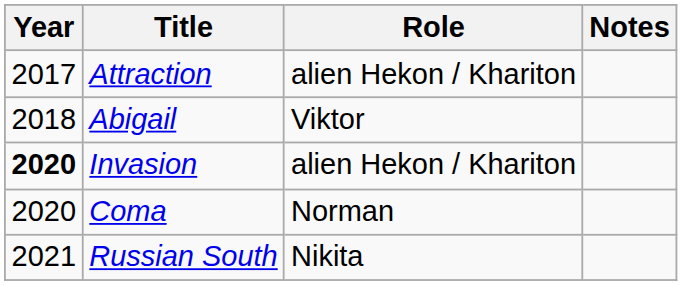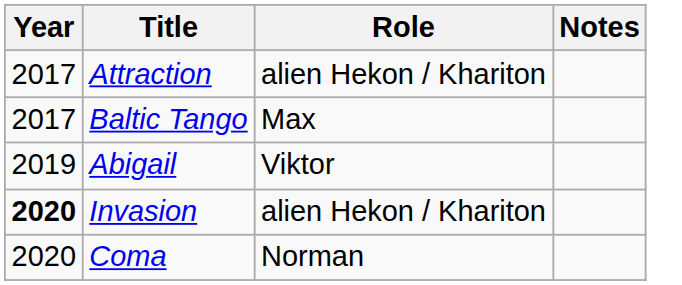+ row: (169, 119)
(44, 119) 2018 -> (44, 165) 2019
- row: (184, 257)
